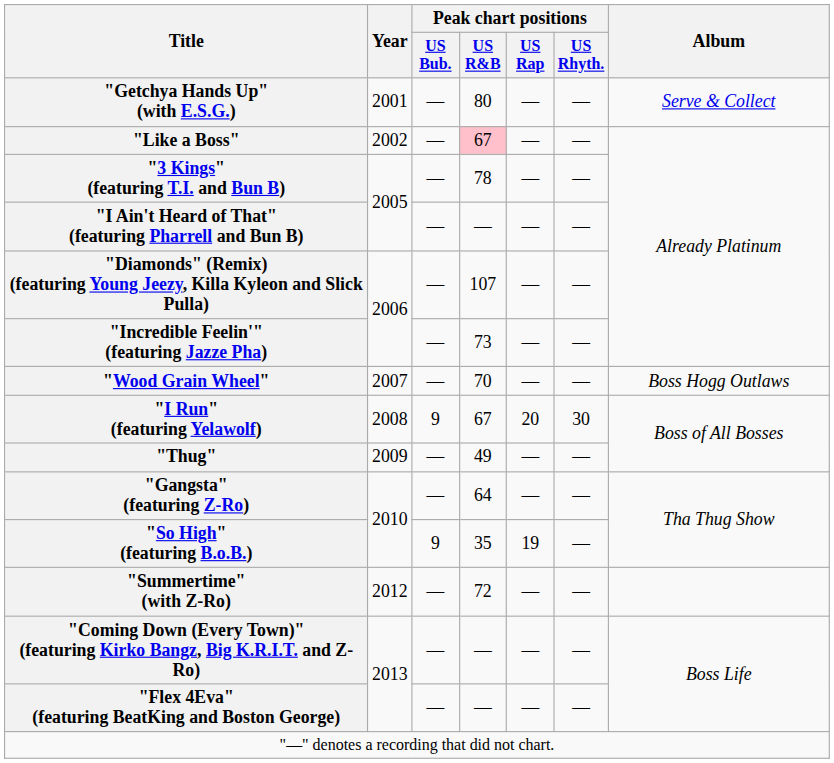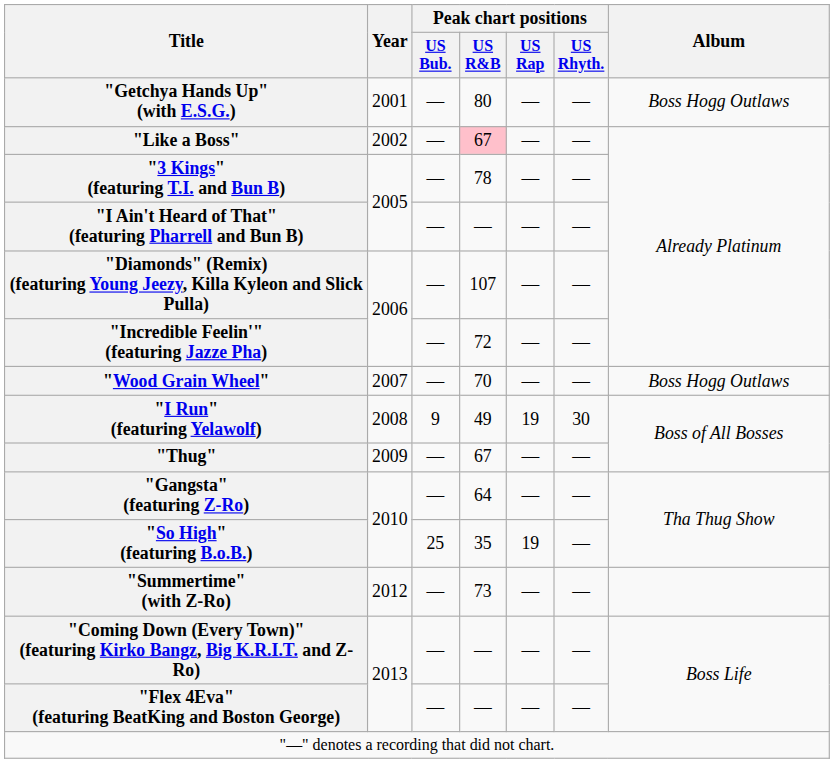(719, 101) Serve & Collect -> (719, 101) Boss Hogg Outlaws
(483, 342) 73 -> (483, 342) 72
(483, 419) 67 -> (483, 419) 49
(530, 419) 20 -> (530, 419) 19
(483, 457) 49 -> (483, 457) 67
(435, 543) 9 -> (435, 543) 25
(483, 591) 72 -> (483, 591) 73
